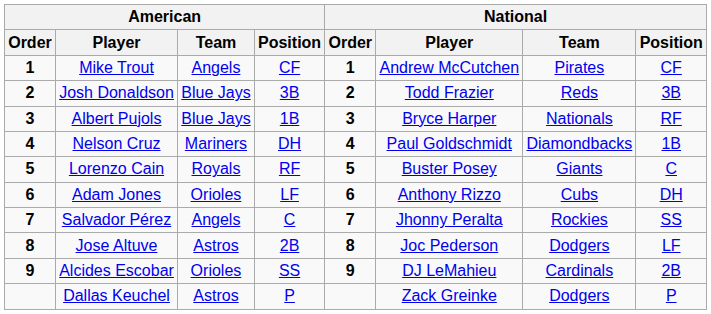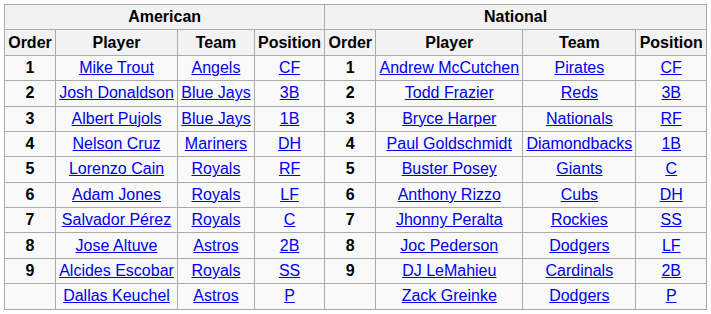(216, 194) Orioles -> (216, 194) Royals
(216, 220) Angels -> (216, 220) Royals
(216, 270) Orioles -> (216, 270) Royals
